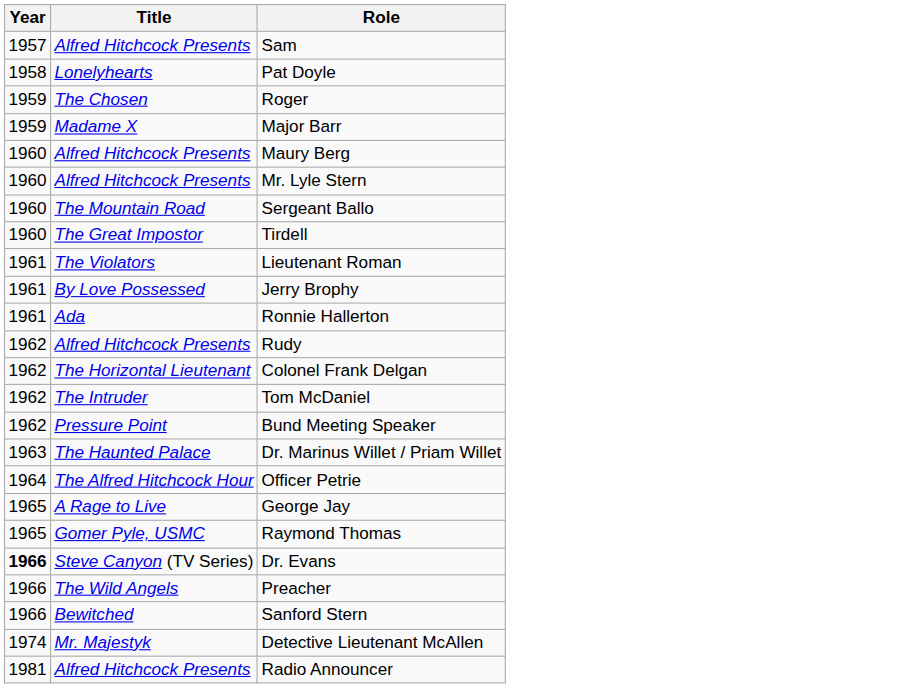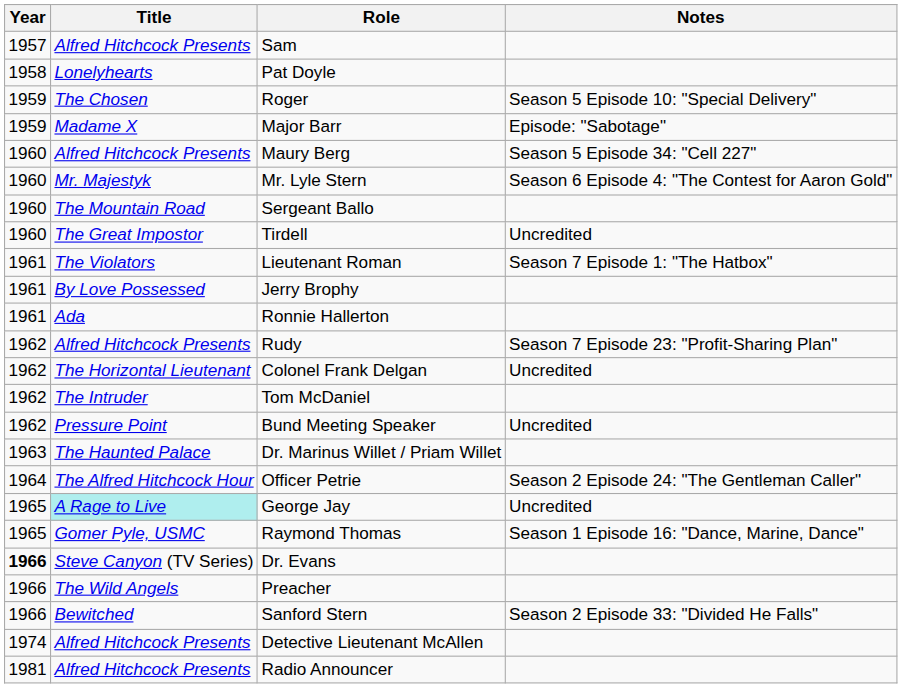+ column: (701, 18)
(152, 180) Alfred Hitchcock Presents -> (103, 180) Mr. Majestyk
(110, 506) no background -> (110, 506) paleturquoise background
(103, 642) Mr. Majestyk -> (152, 642) Alfred Hitchcock Presents
